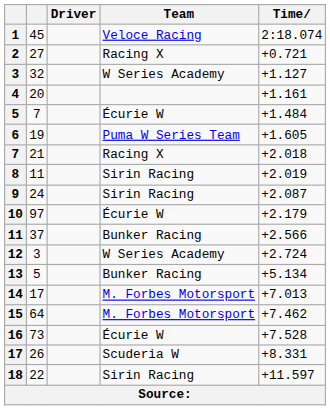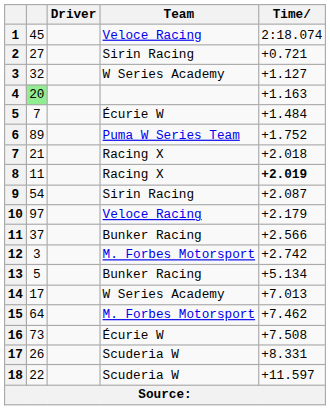(133, 55) Racing X -> (148, 55) Sirin Racing
(37, 95) no background -> (37, 95) lightgreen background
(284, 95) +1.161 -> (284, 95) +1.163
(37, 135) 19 -> (37, 135) 89
(284, 135) +1.605 -> (284, 135) +1.752
(148, 175) Sirin Racing -> (133, 175) Racing X
(284, 175) normal -> (284, 175) bold
(37, 195) 24 -> (37, 195) 54
(133, 215) Écurie W -> (152, 215) Veloce Racing
(164, 255) W Series Academy -> (179, 255) M. Forbes Motorsport
(284, 255) +2.724 -> (284, 255) +2.742
(179, 295) M. Forbes Motorsport -> (164, 295) W Series Academy
(284, 335) +7.528 -> (284, 335) +7.508
(148, 375) Sirin Racing -> (141, 375) Scuderia W
